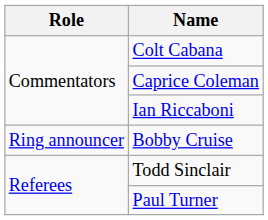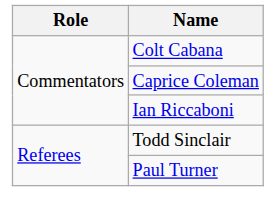- row: (183, 140)
